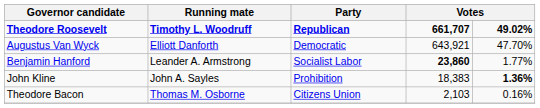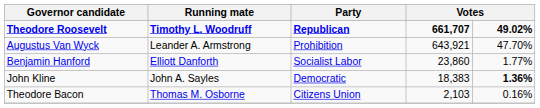(184, 45) Elliott Danforth -> (200, 45) Leander A. Armstrong
(320, 45) Democratic -> (318, 45) Prohibition
(200, 62) Leander A. Armstrong -> (184, 62) Elliott Danforth
(454, 62) bold -> (454, 62) normal
(318, 78) Prohibition -> (320, 78) Democratic
